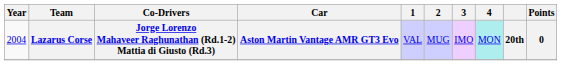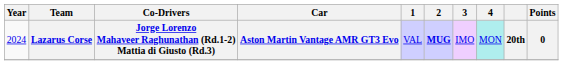(16, 39) 2004 -> (16, 39) 2024
(438, 39) normal -> (439, 39) bold
